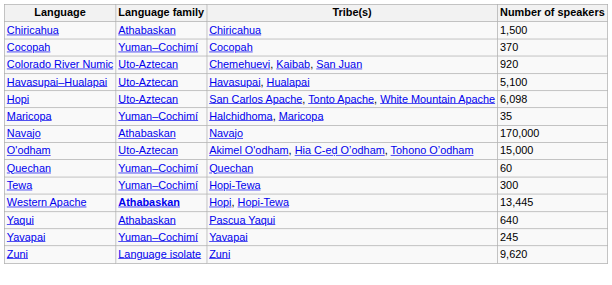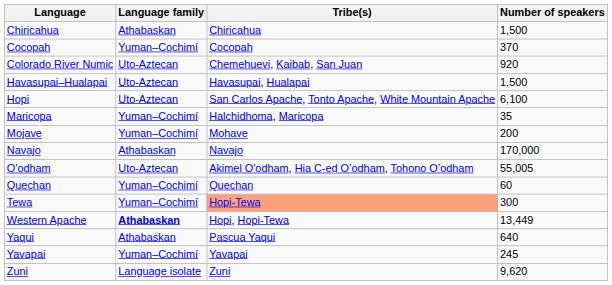(514, 82) 5,100 -> (514, 82) 1,500
(514, 99) 6,098 -> (514, 99) 6,100
+ row: (24, 133)
(517, 151) 15,000 -> (517, 168) 55,005
(235, 185) no background -> (235, 202) lightsalmon background
(517, 202) 13,445 -> (517, 220) 13,449
